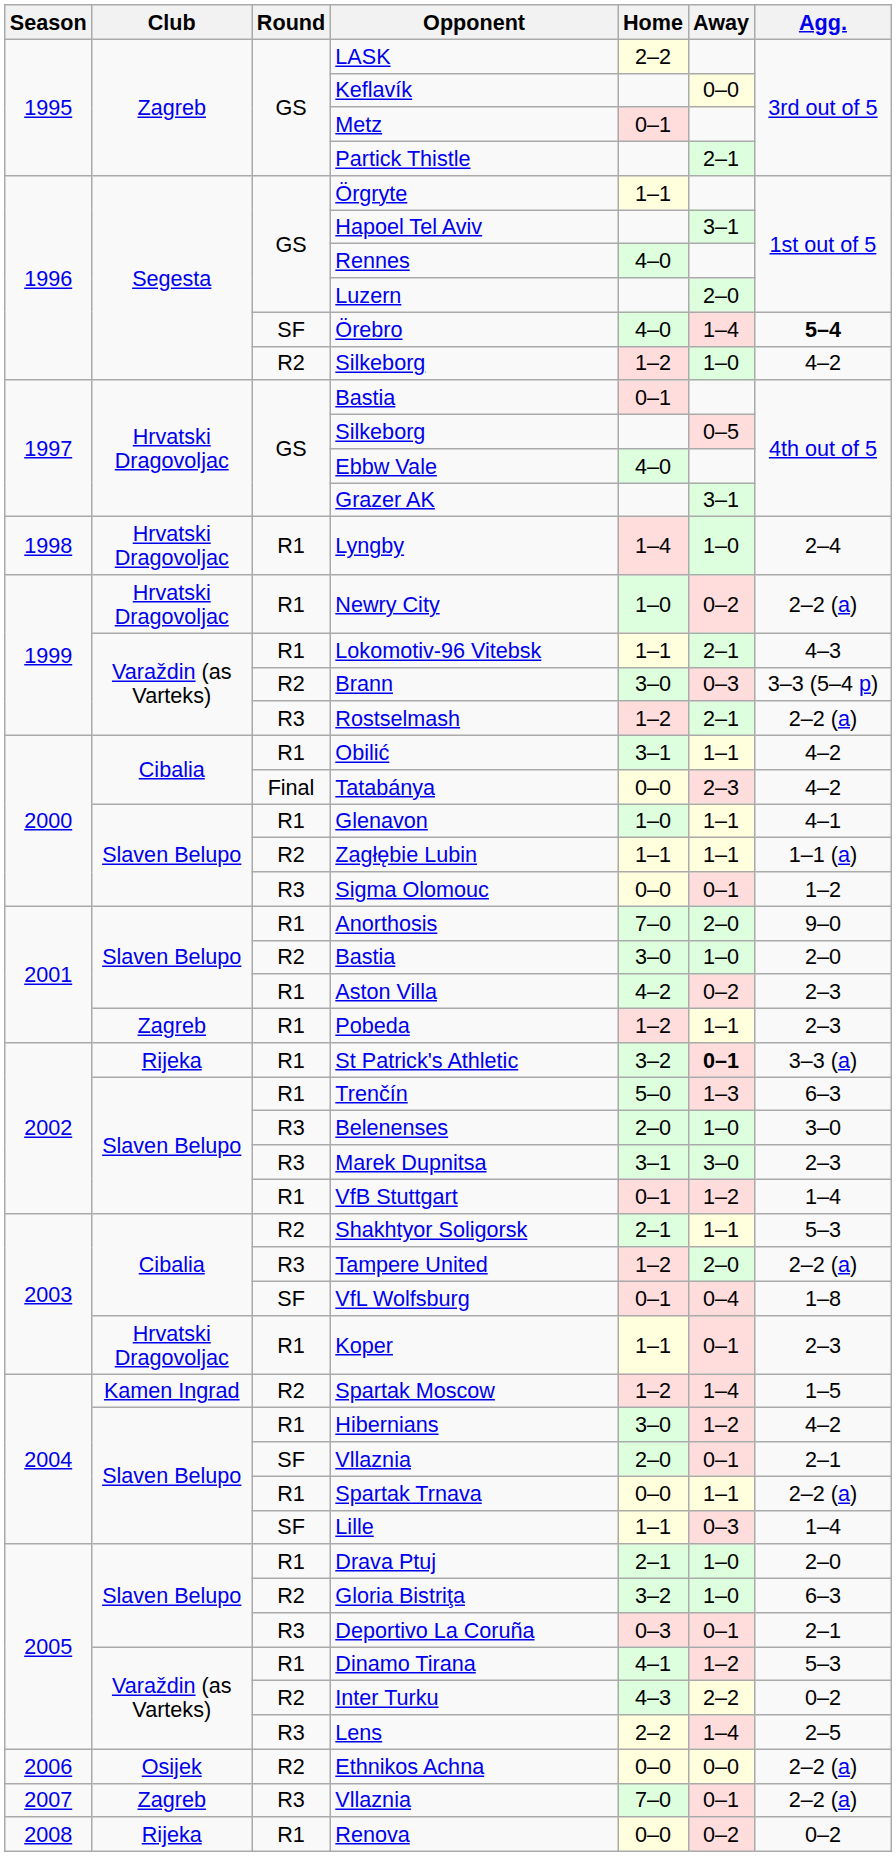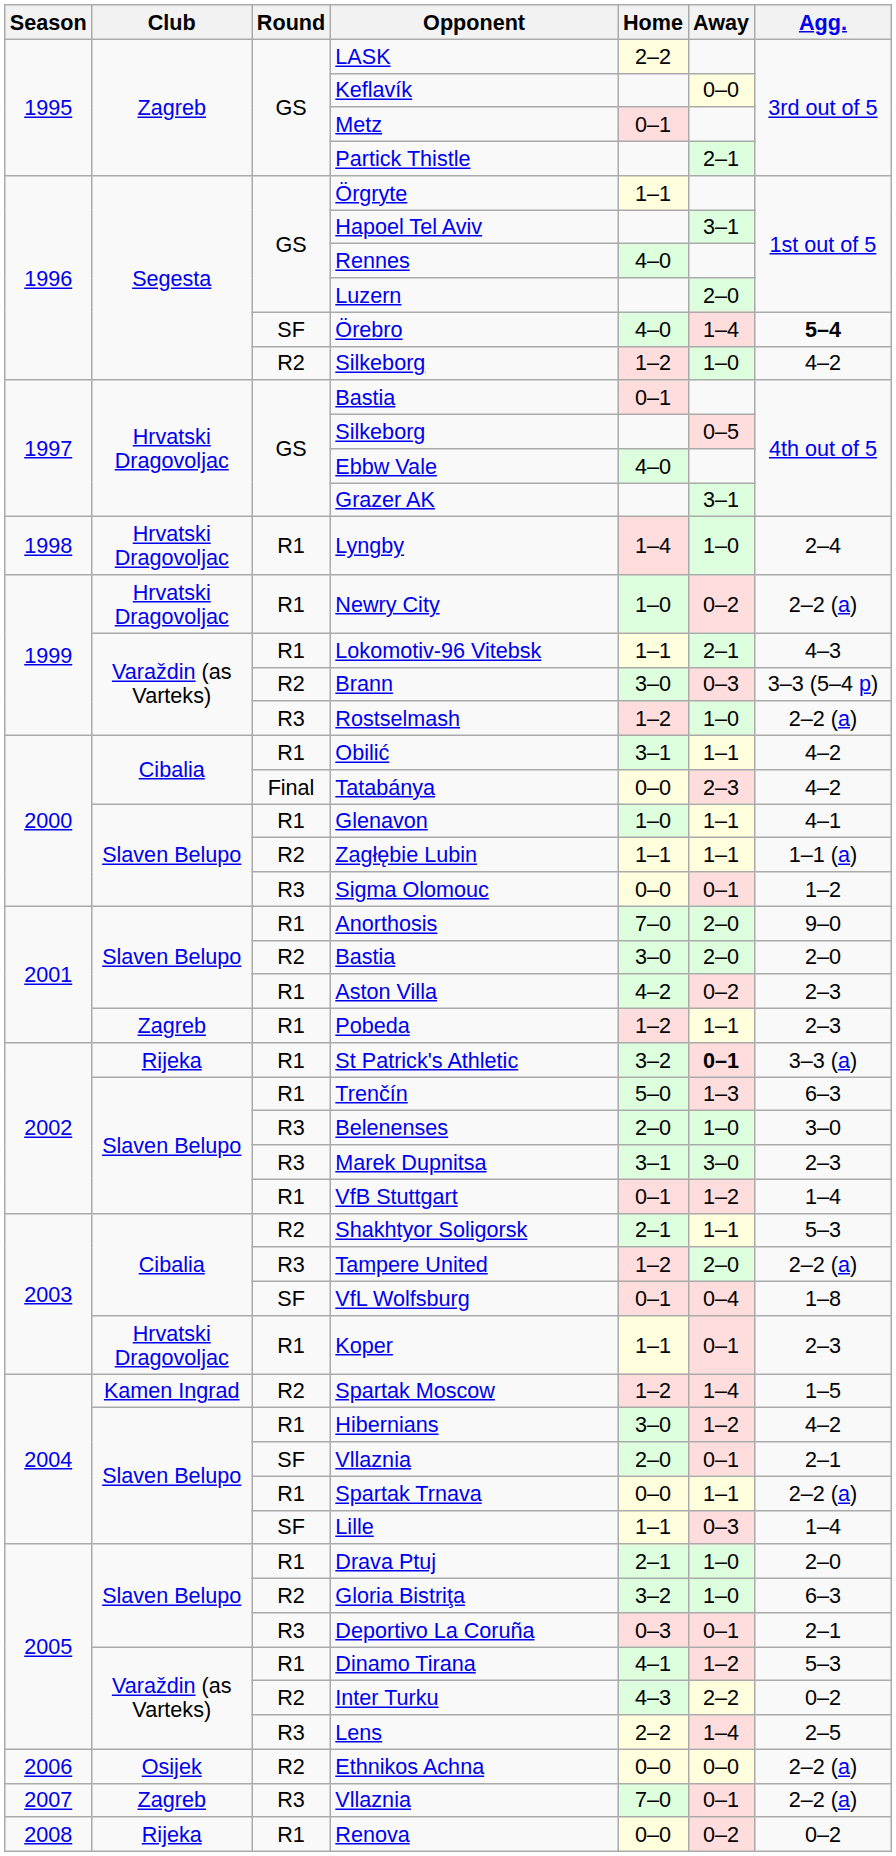(721, 719) 2–1 -> (721, 719) 1–0
(721, 957) 1–0 -> (721, 957) 2–0
